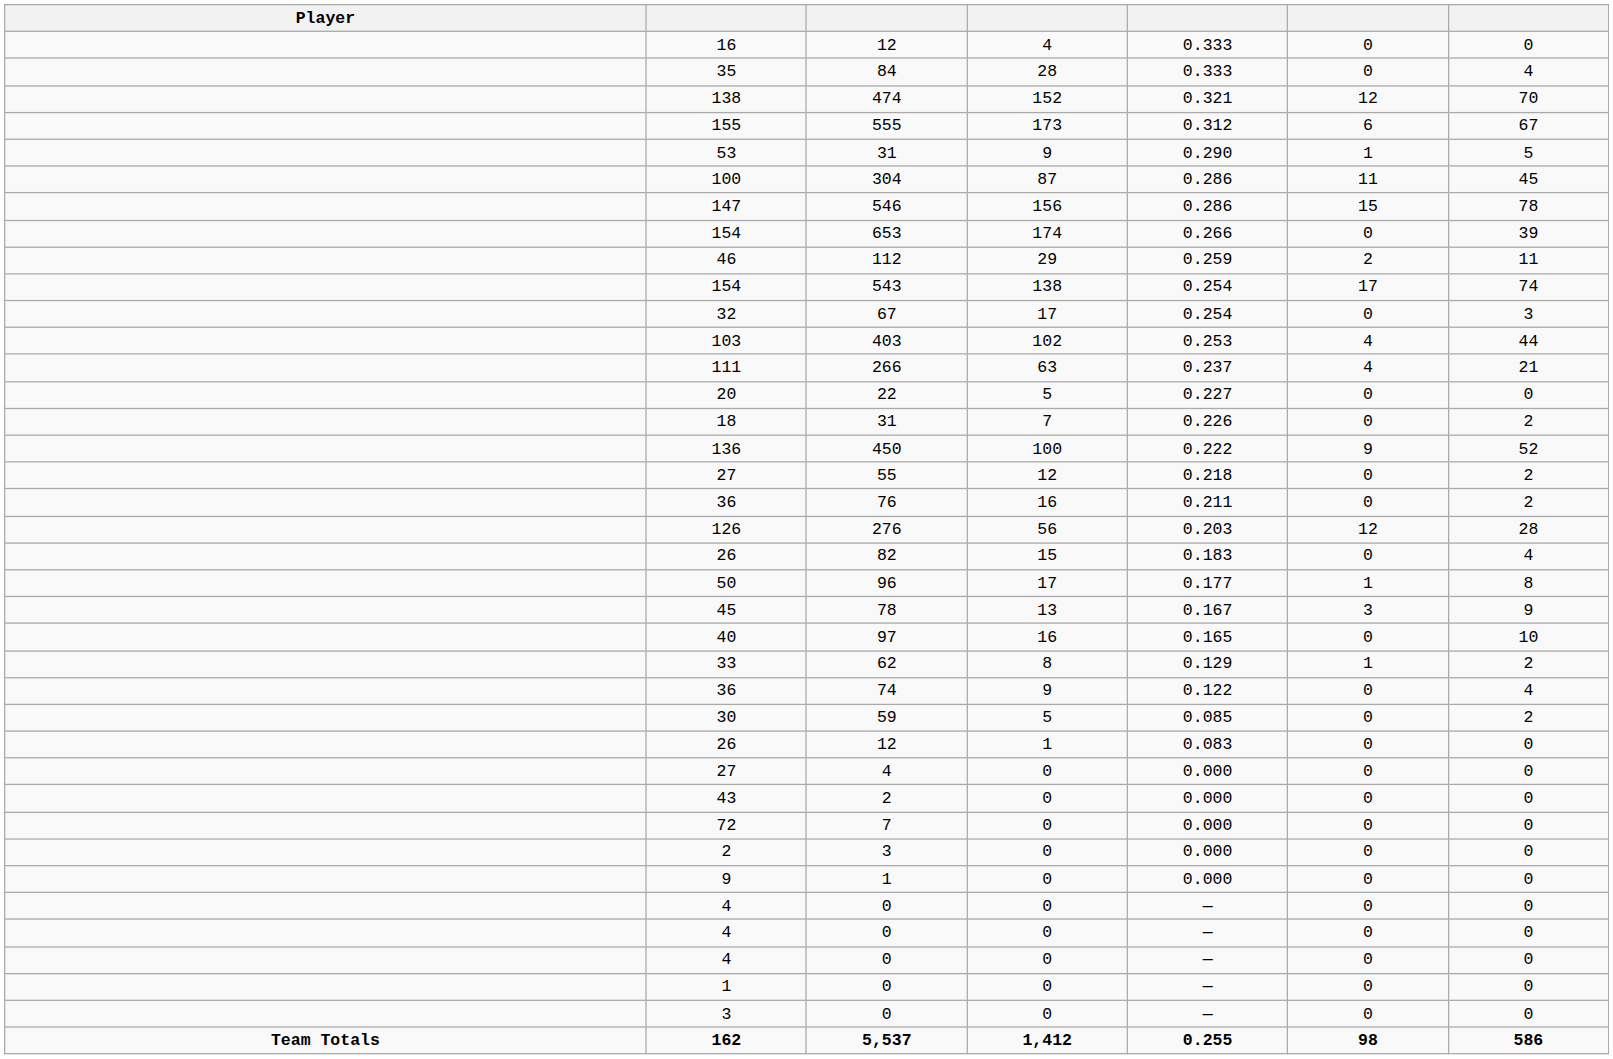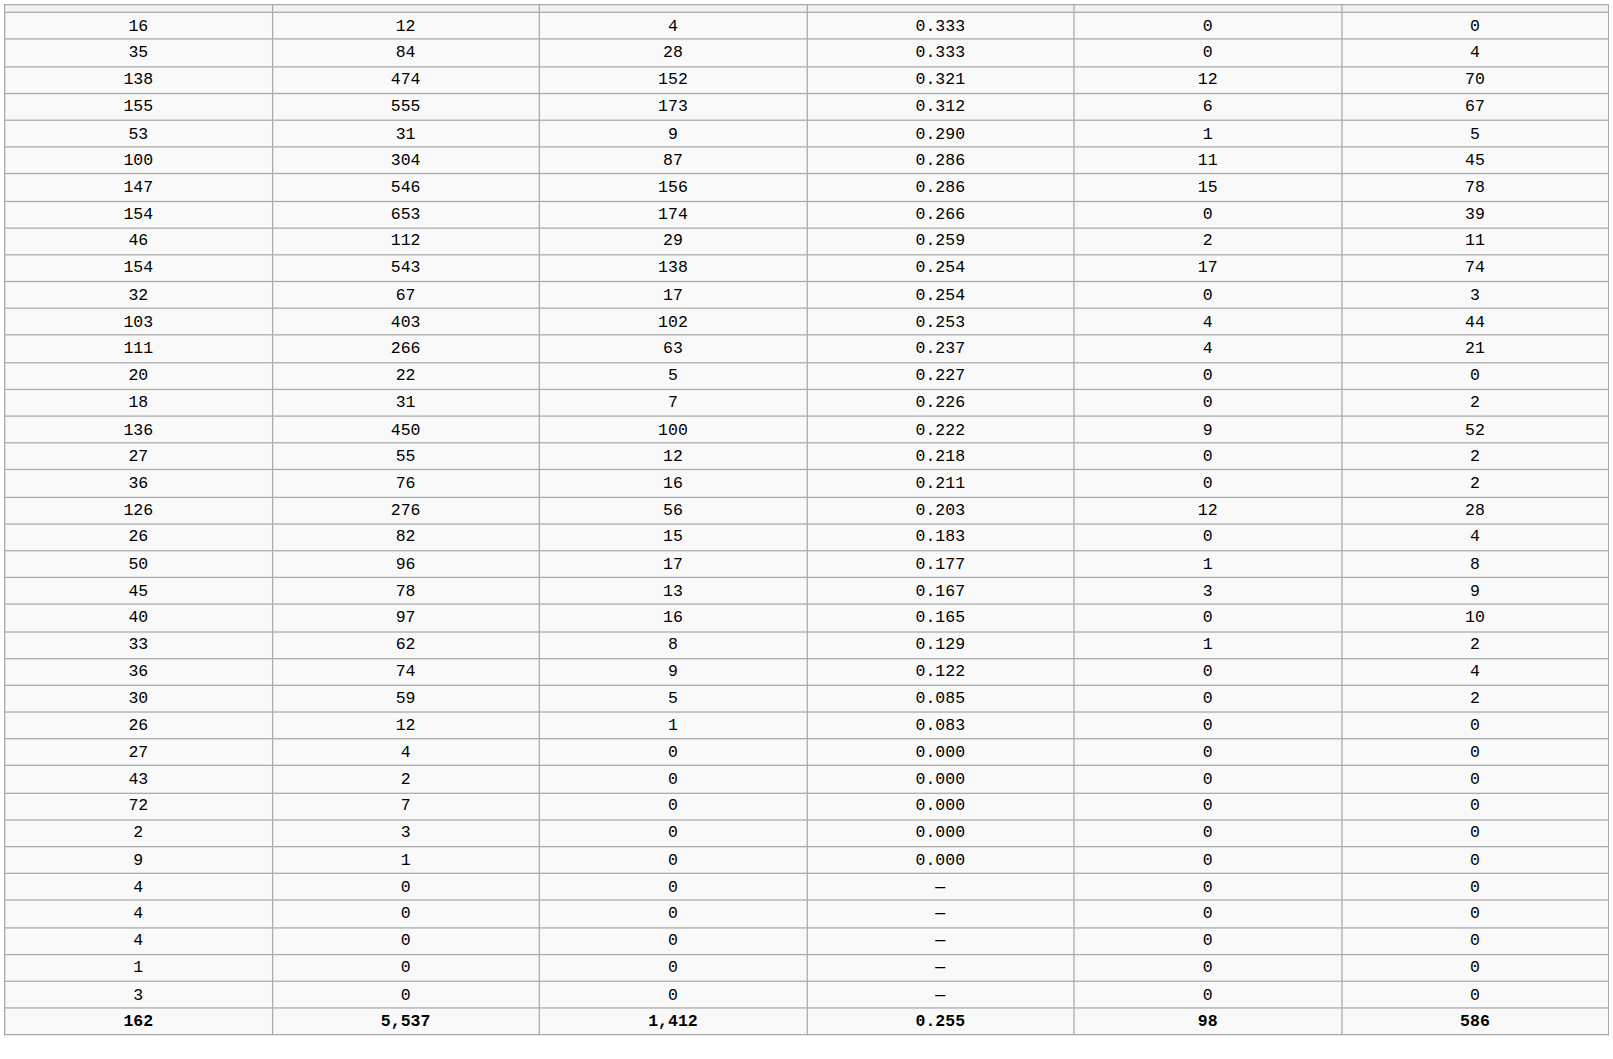- column: (325, 18)
